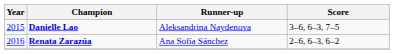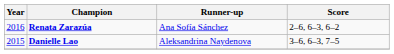rows swapped: (60, 42) <-> (53, 27)
